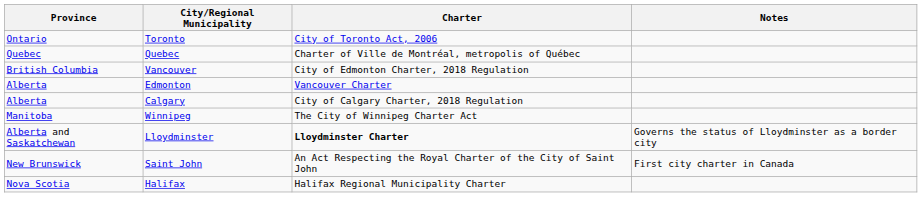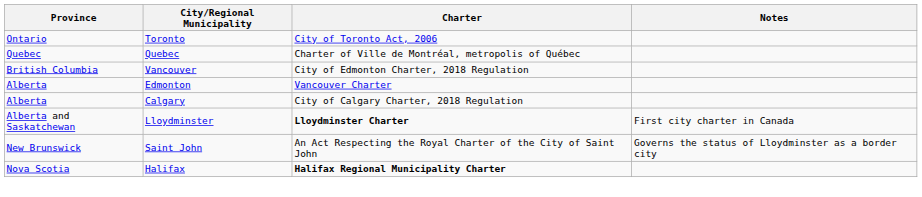- row: (168, 116)
(765, 137) Governs the status of Lloydminster as a border city -> (714, 121) First city charter in Canada
(714, 163) First city charter in Canada -> (765, 148) Governs the status of Lloydminster as a border city
(400, 184) normal -> (400, 169) bold
